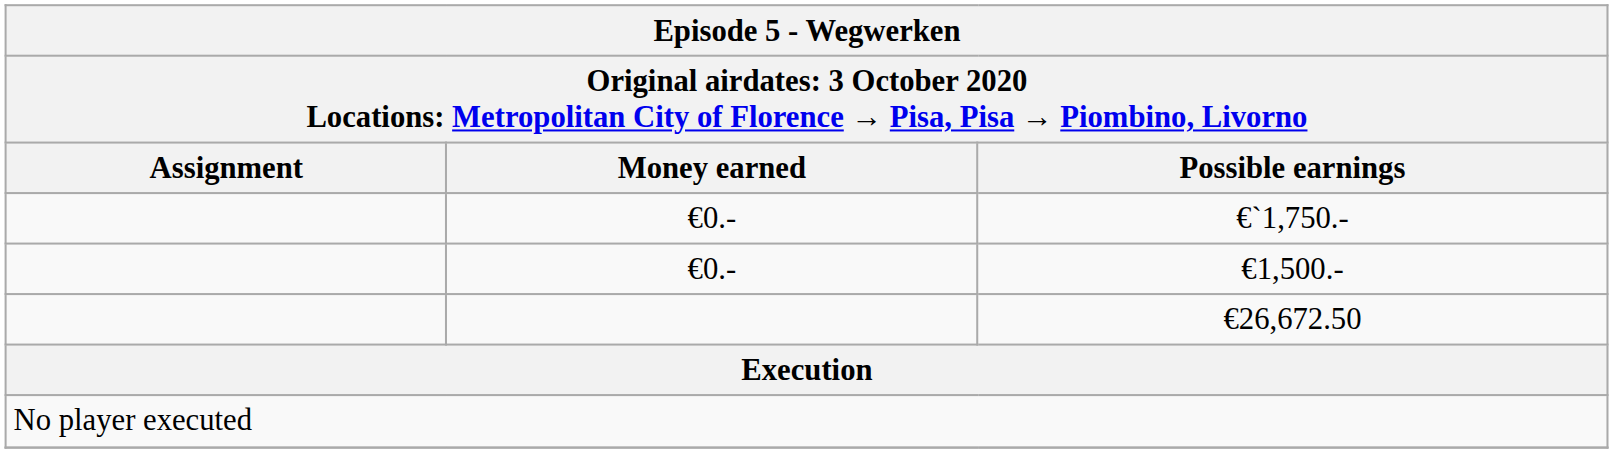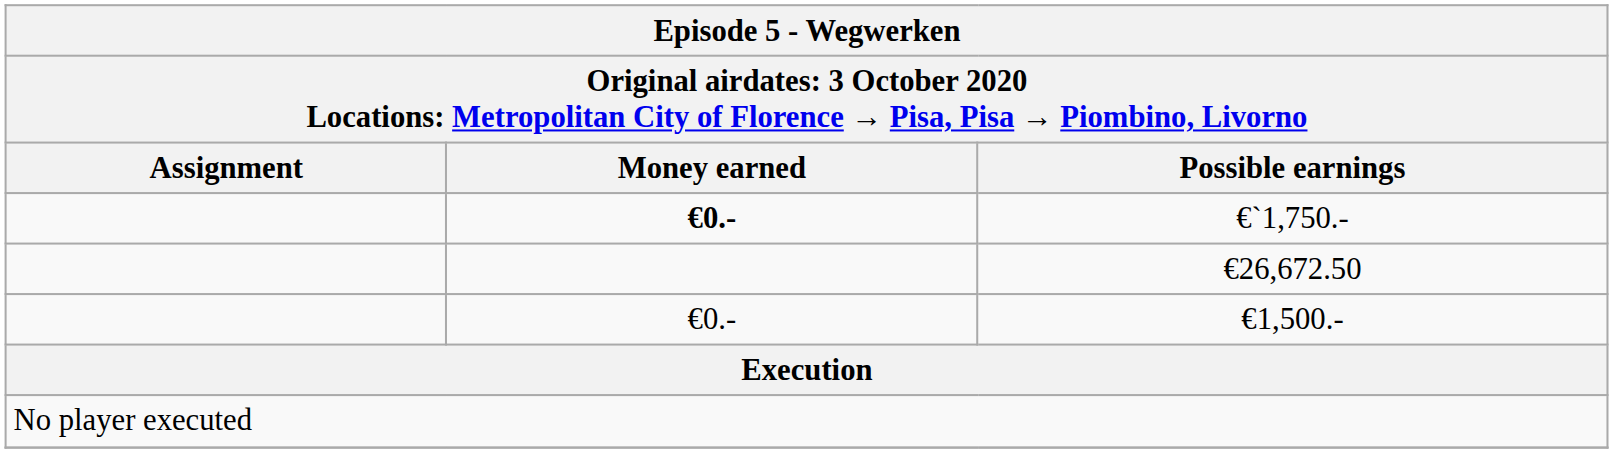(712, 218) normal -> (712, 218) bold
rows swapped: (1292, 268) <-> (1292, 319)
